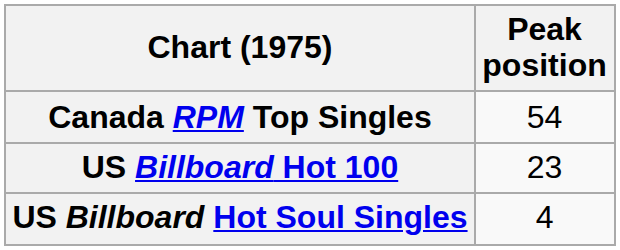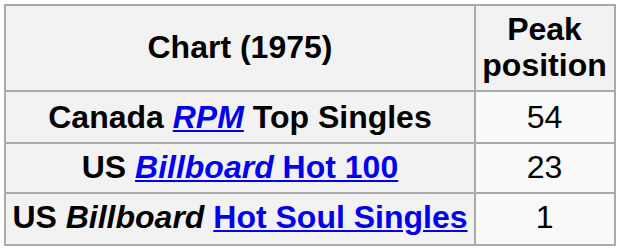(545, 218) 4 -> (545, 218) 1
